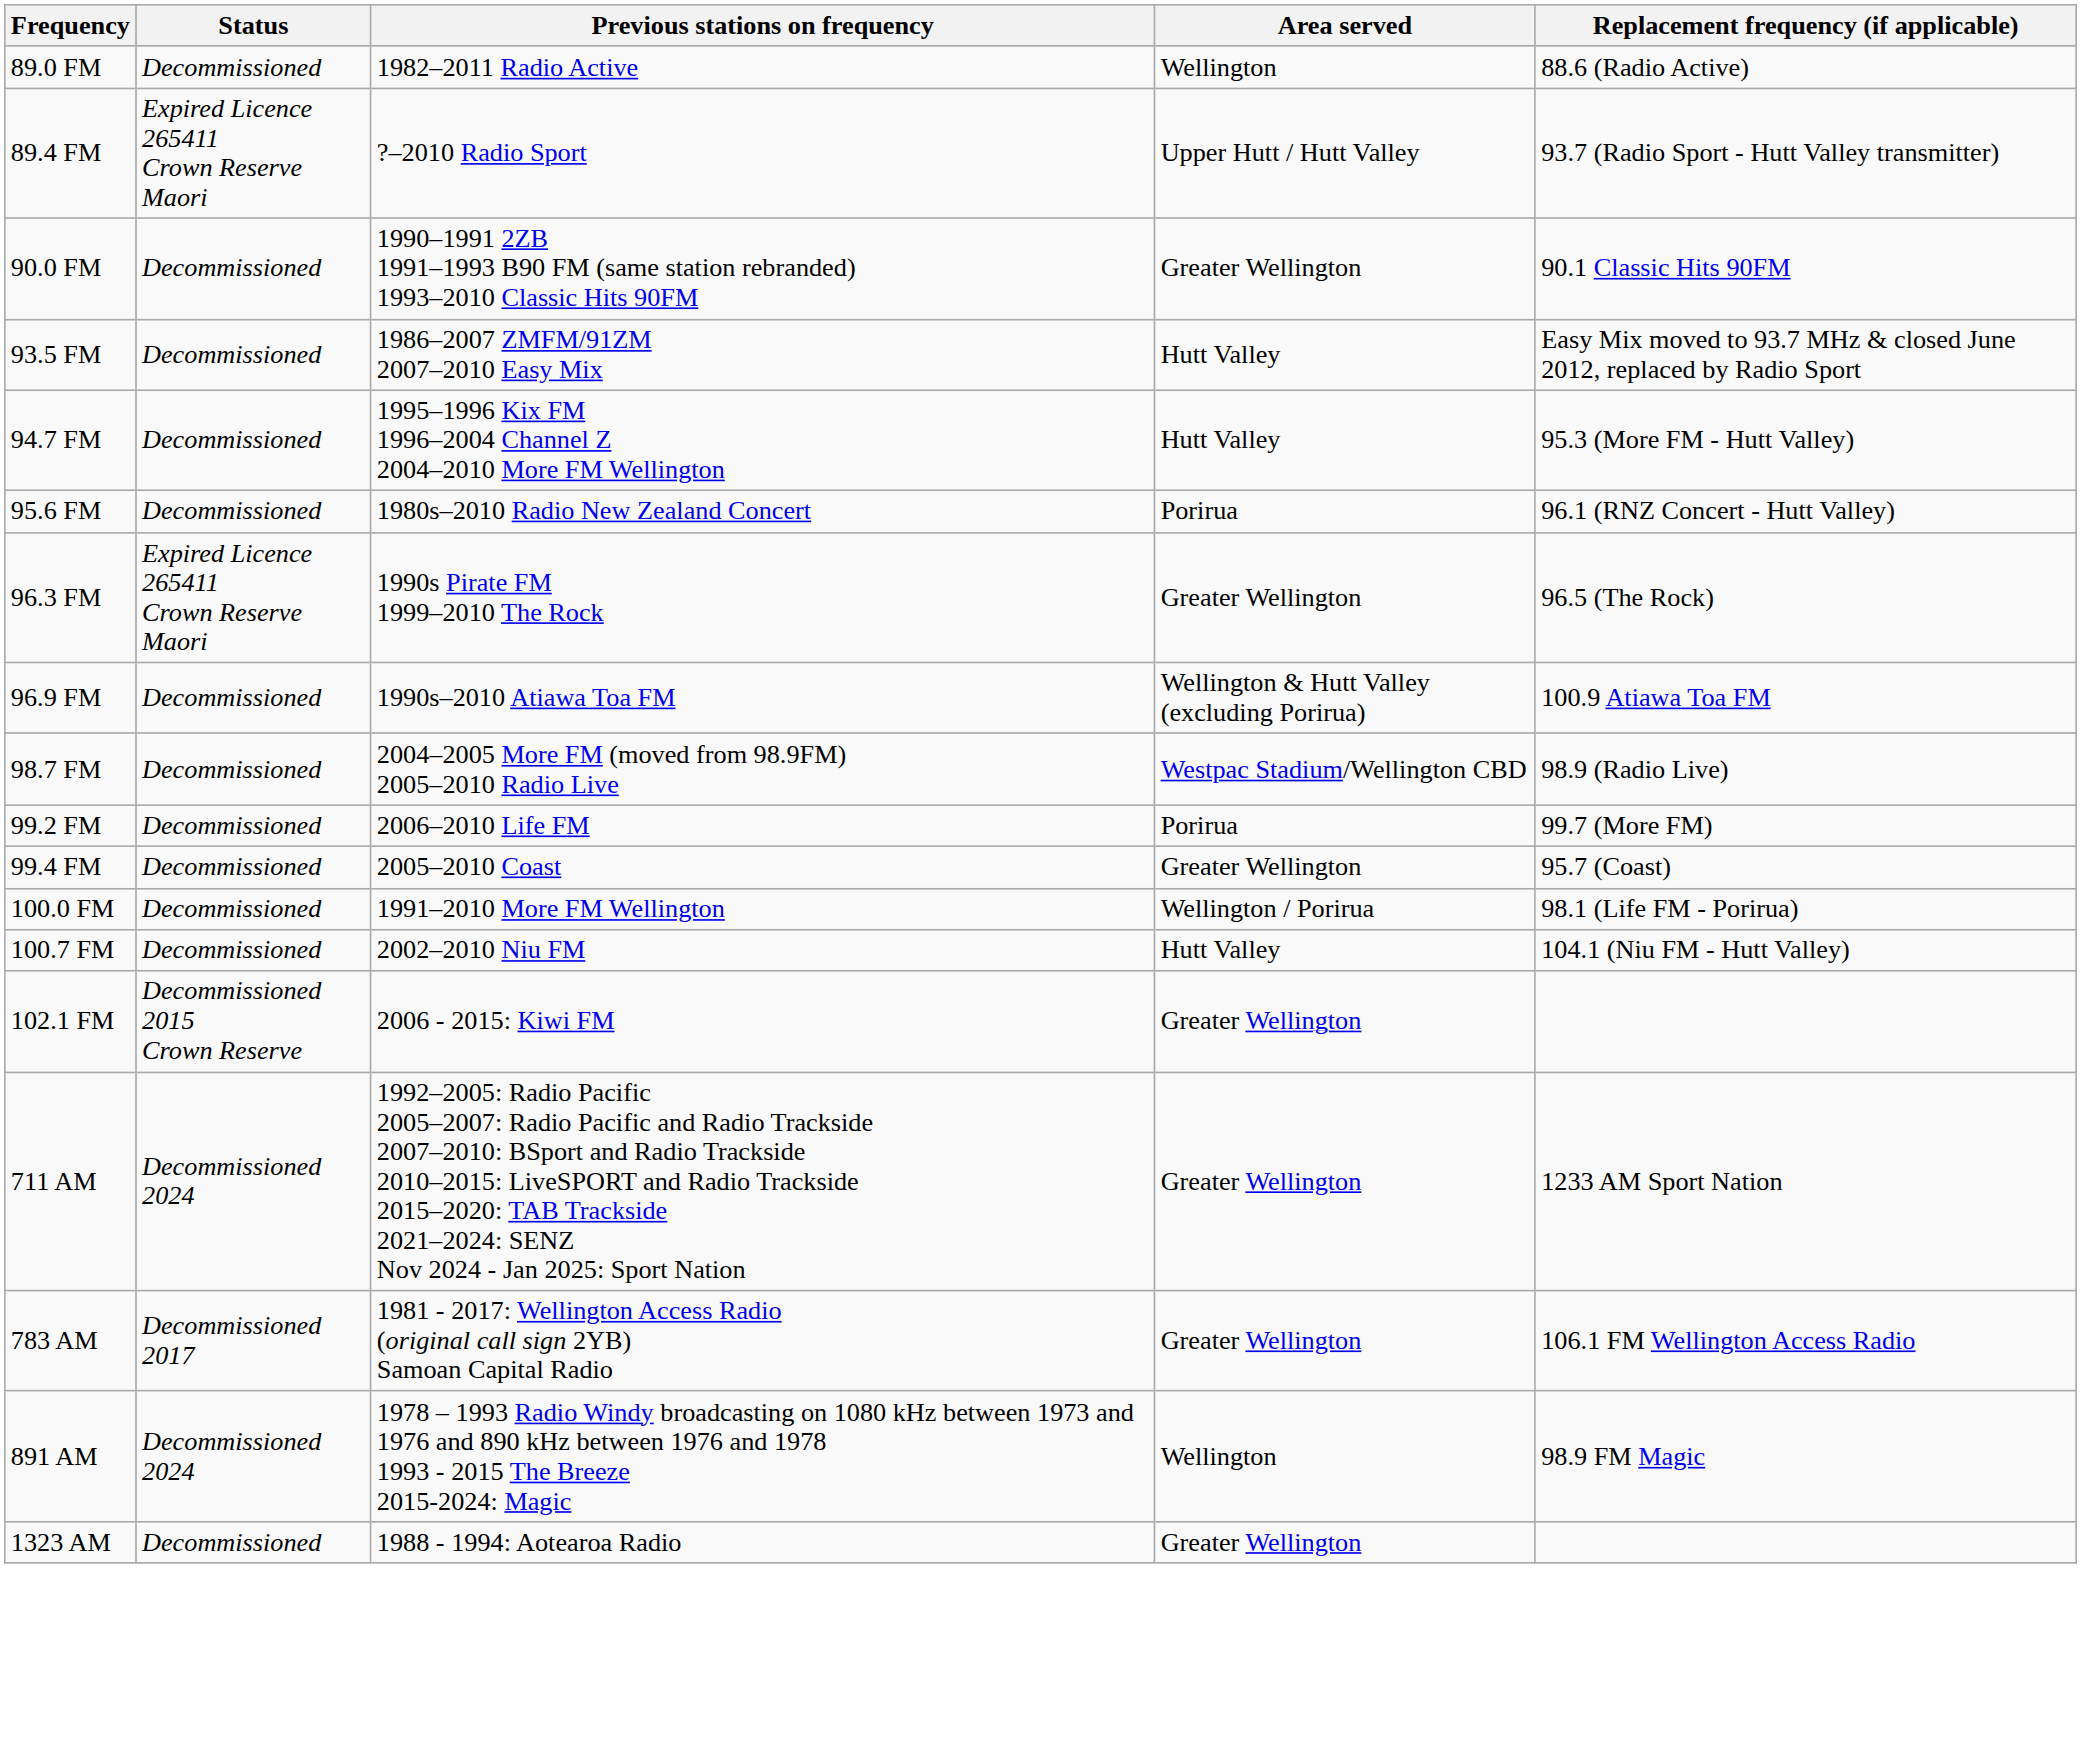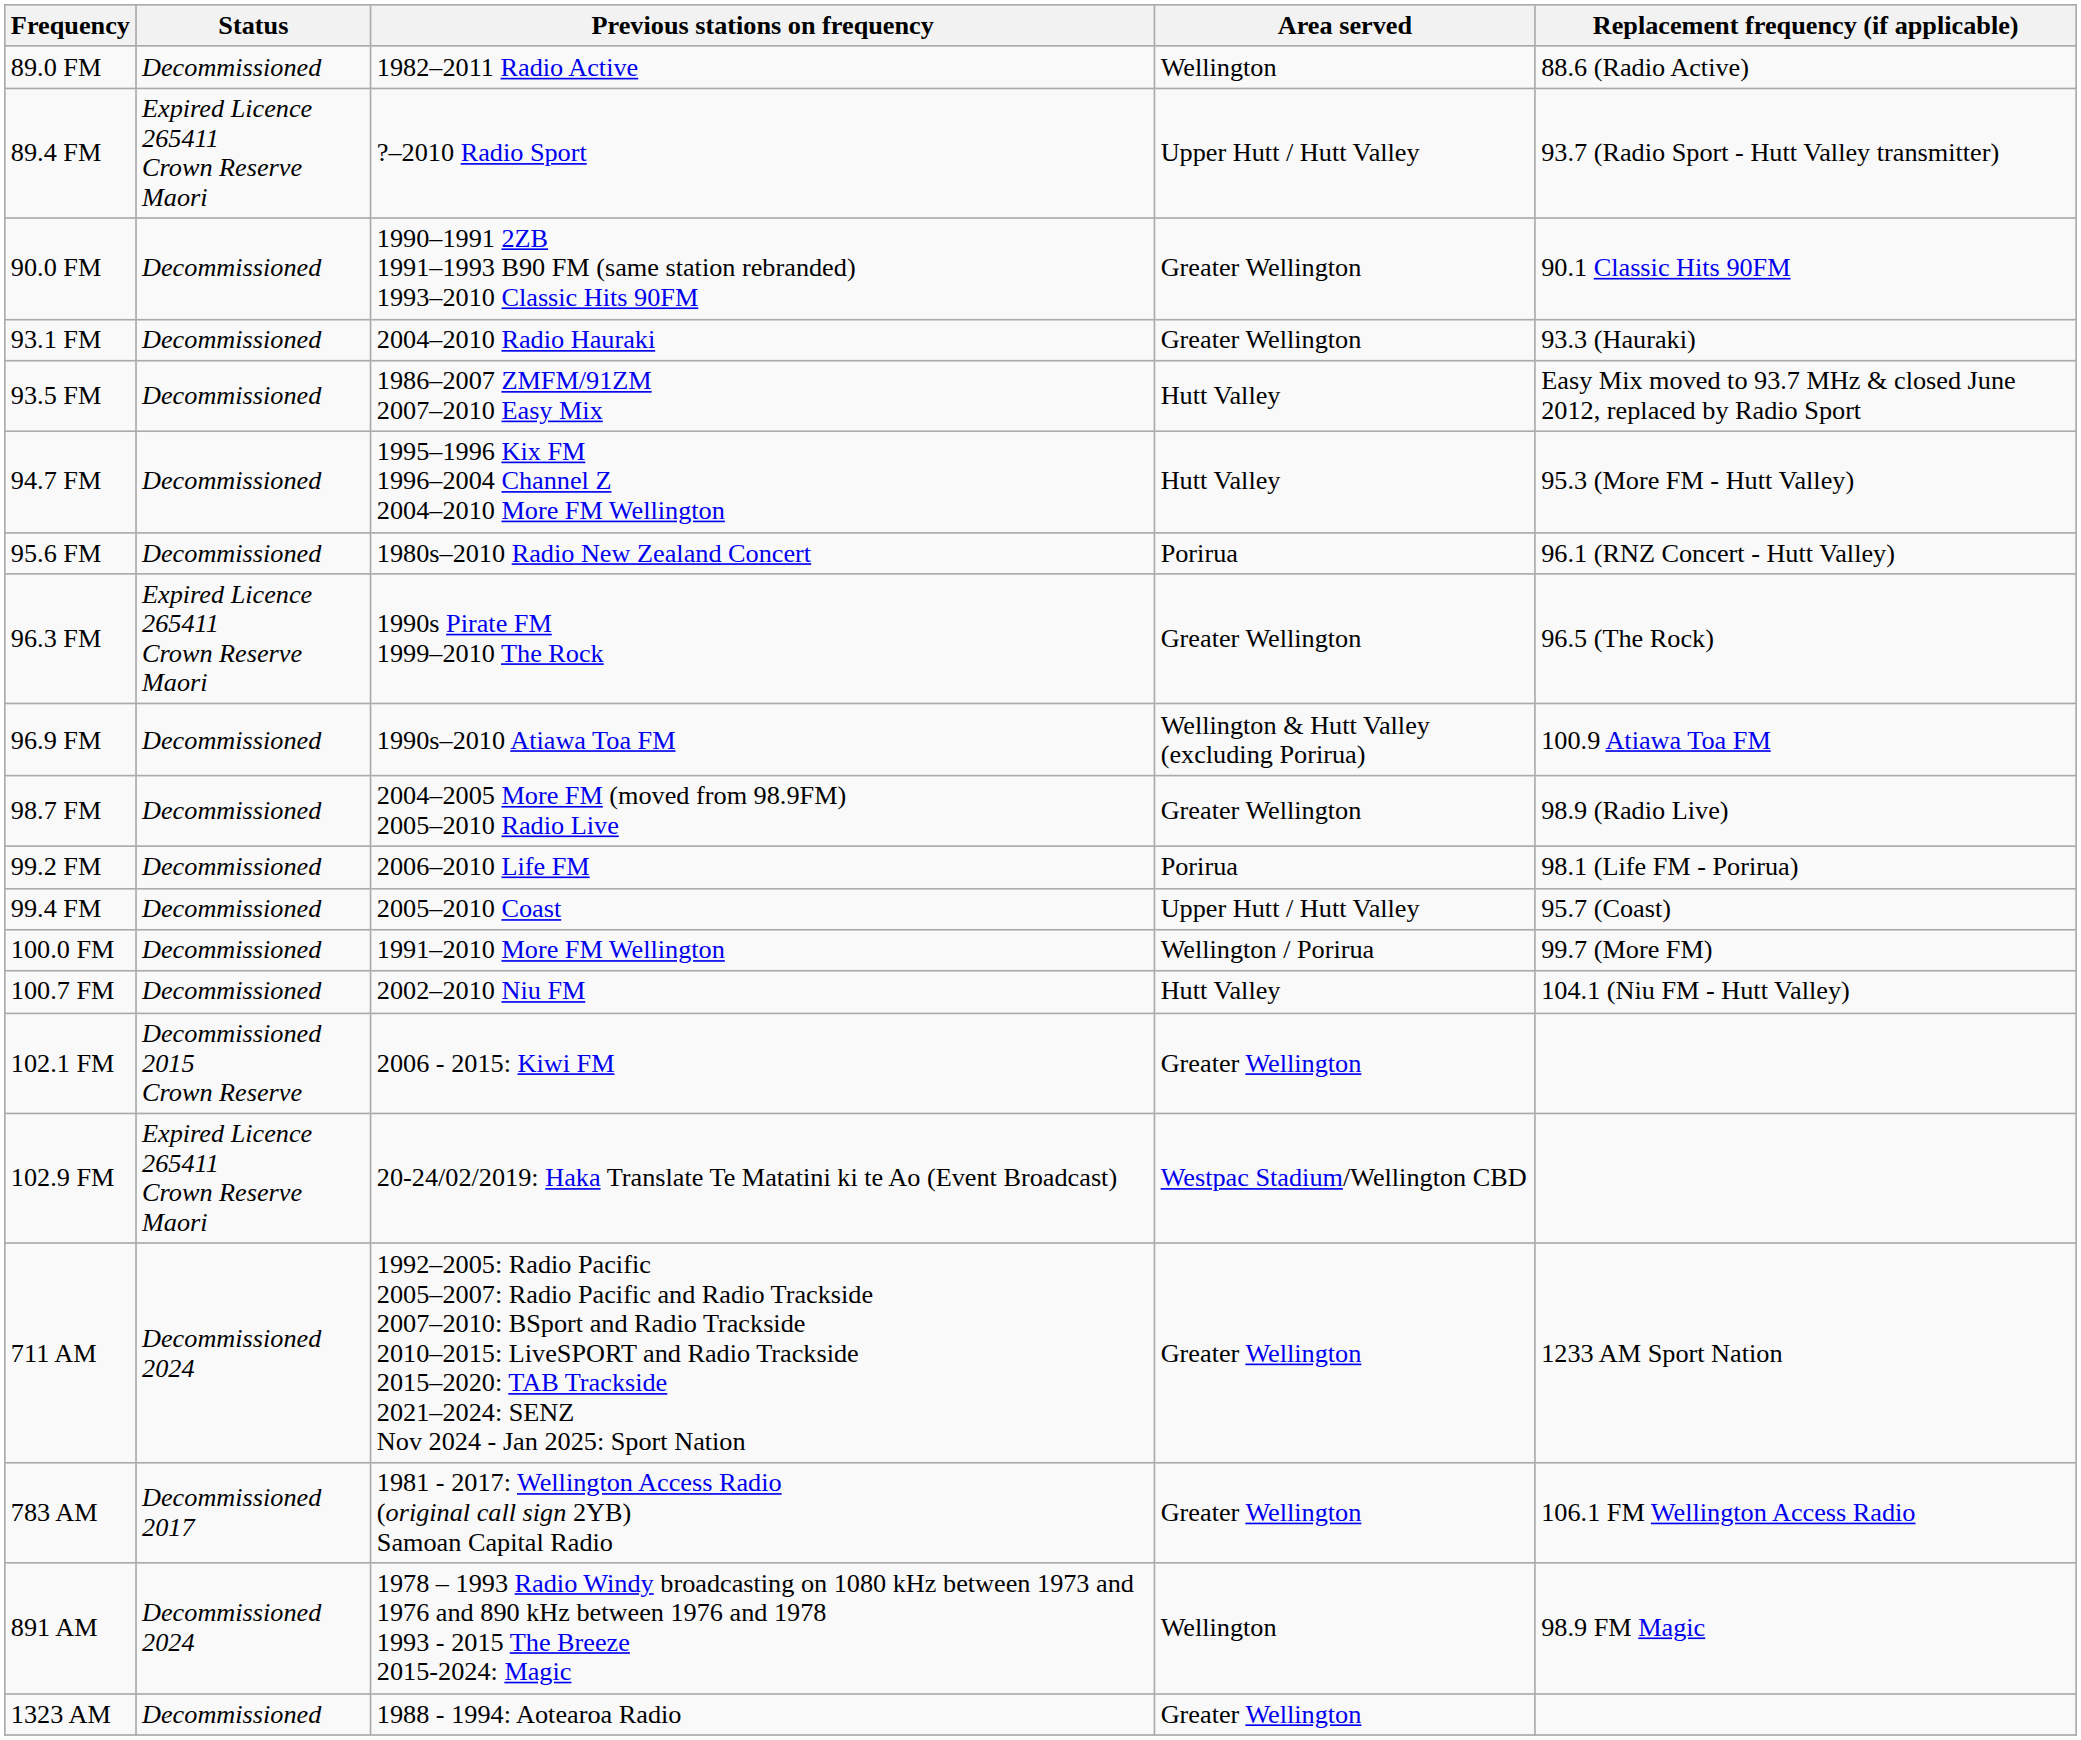+ row: (56, 339)
(1344, 768) Westpac Stadium/Wellington CBD -> (1261, 810) Greater Wellington
(1627, 825) 99.7 (More FM) -> (1670, 866) 98.1 (Life FM - Porirua)
(1261, 866) Greater Wellington -> (1290, 908) Upper Hutt / Hutt Valley
(1670, 908) 98.1 (Life FM - Porirua) -> (1627, 950) 99.7 (More FM)
+ row: (63, 1178)
